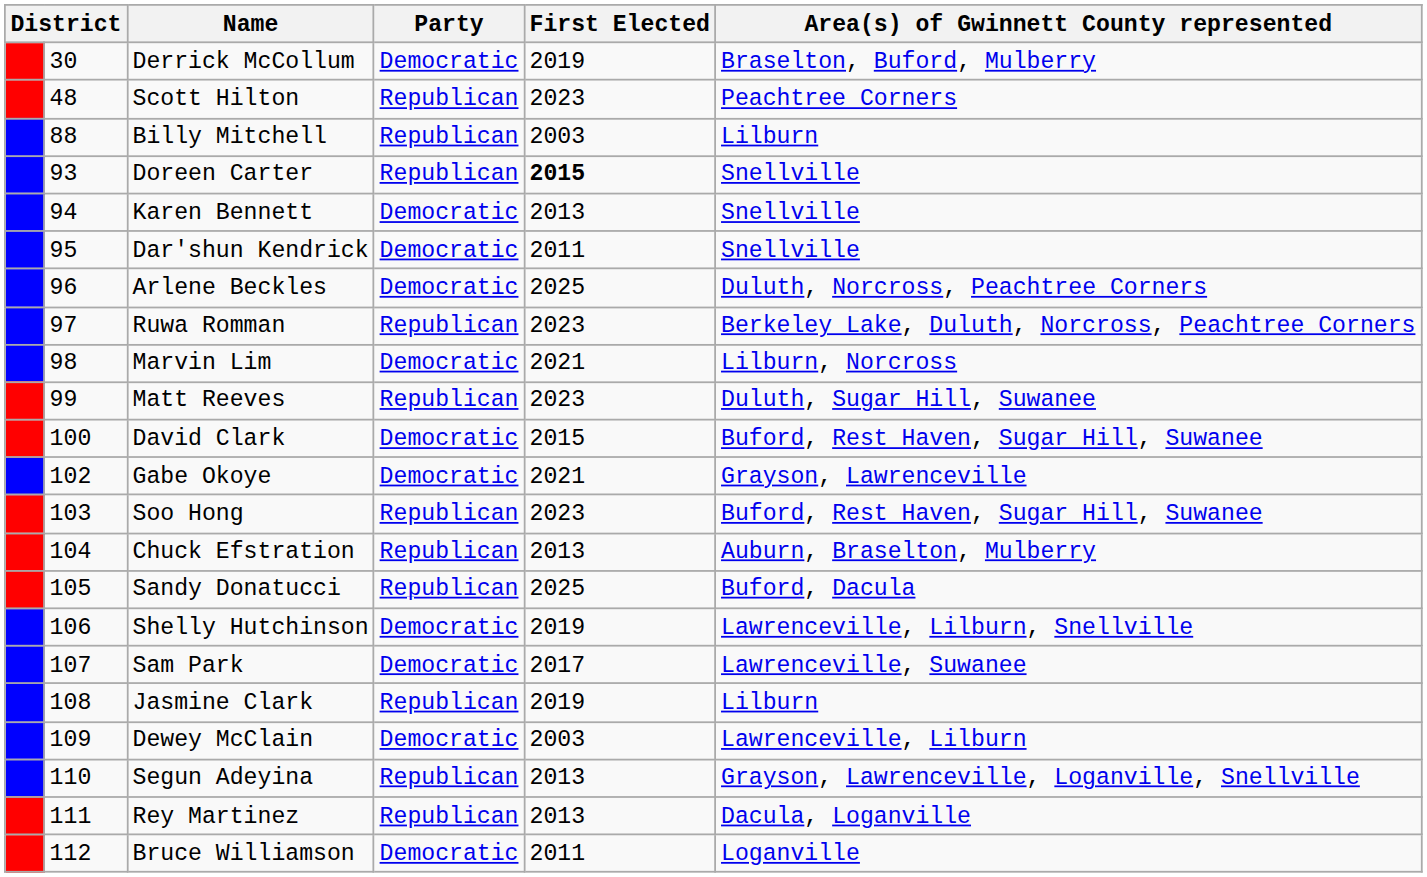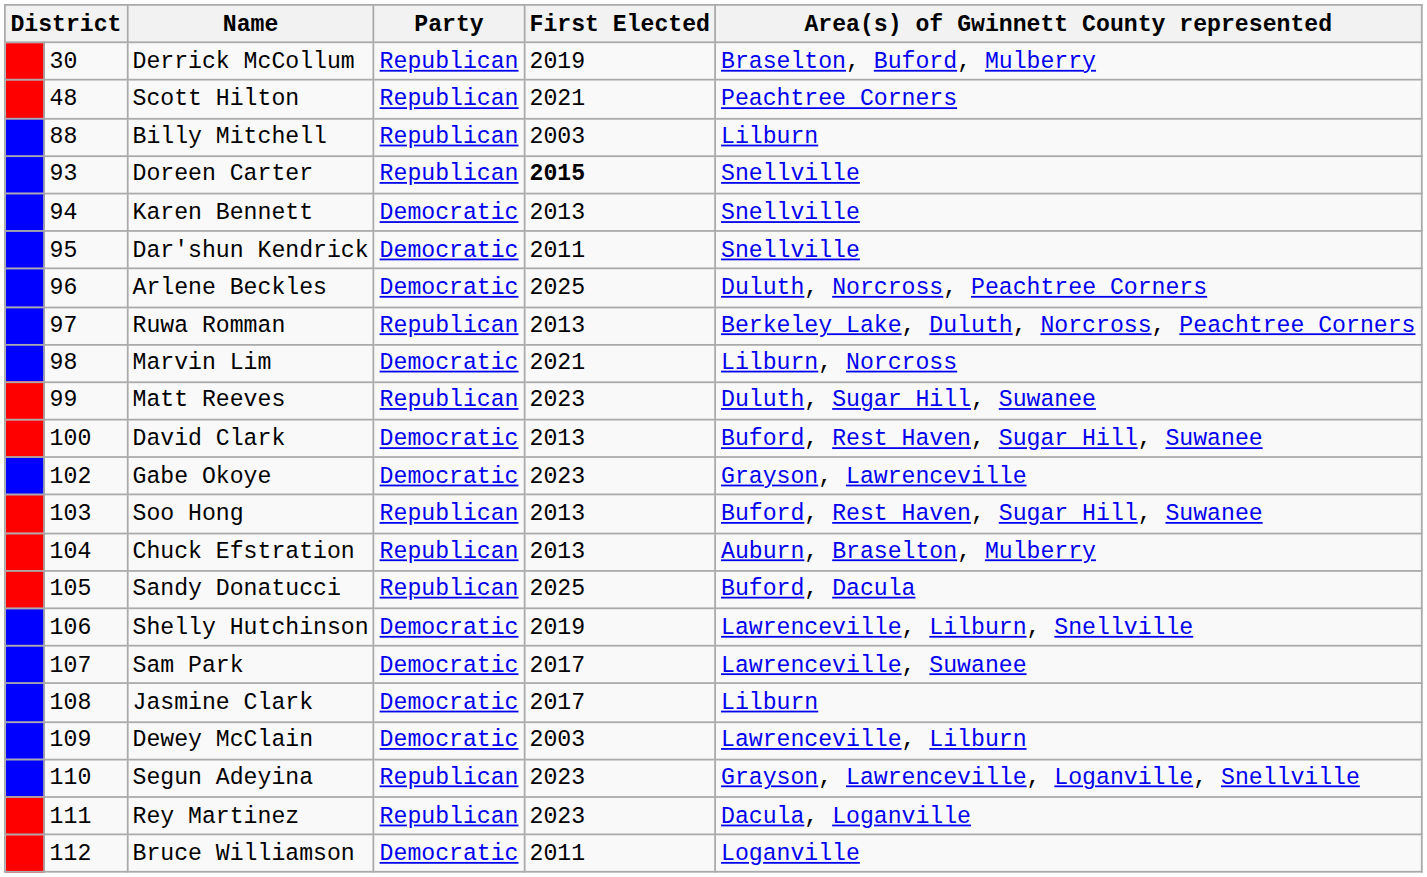(449, 61) Democratic -> (449, 61) Republican
(557, 99) 2023 -> (557, 99) 2021
(557, 325) 2023 -> (557, 325) 2013
(557, 439) 2015 -> (557, 439) 2013
(557, 476) 2021 -> (557, 476) 2023
(557, 514) 2023 -> (557, 514) 2013
(449, 703) Republican -> (449, 703) Democratic
(557, 703) 2019 -> (557, 703) 2017
(557, 778) 2013 -> (557, 778) 2023
(557, 816) 2013 -> (557, 816) 2023
